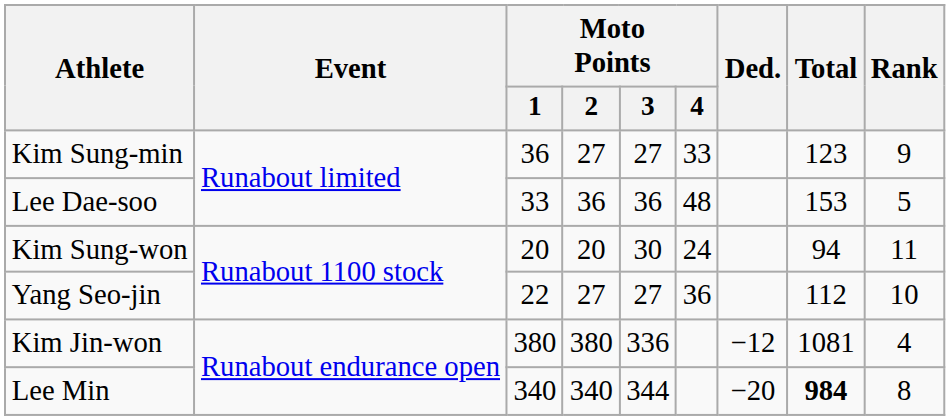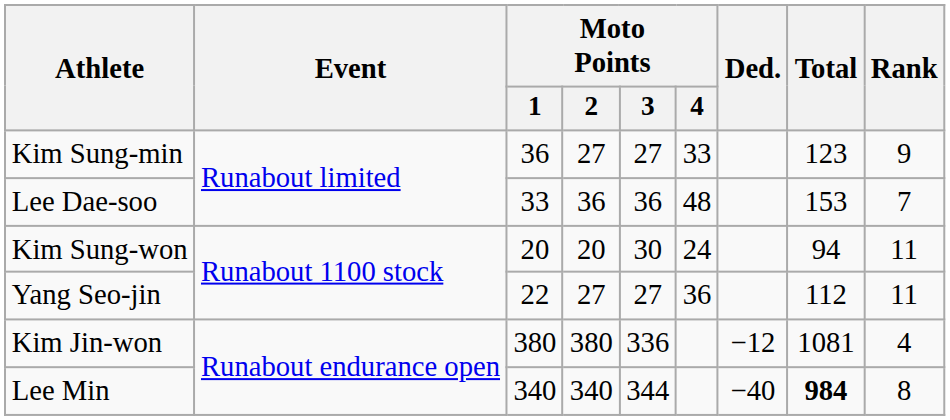(904, 201) 5 -> (904, 201) 7
(904, 296) 10 -> (904, 296) 11
(753, 390) −20 -> (753, 390) −40
